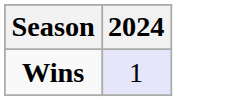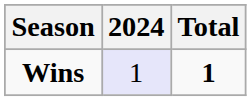+ column: (209, 26)
